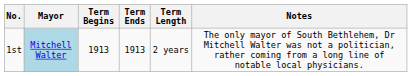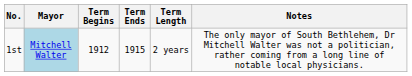(99, 50) 1913 -> (99, 50) 1912
(135, 50) 1913 -> (135, 50) 1915
